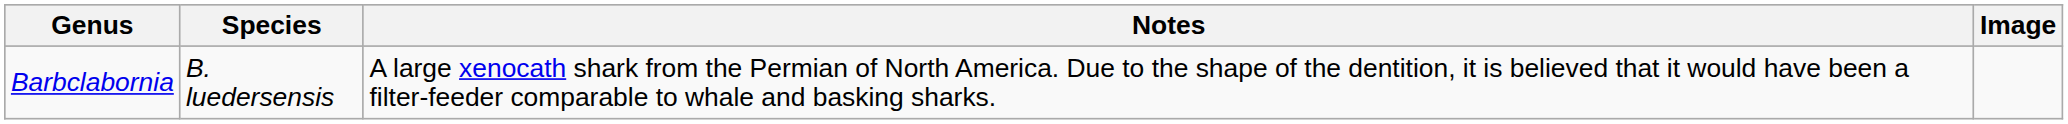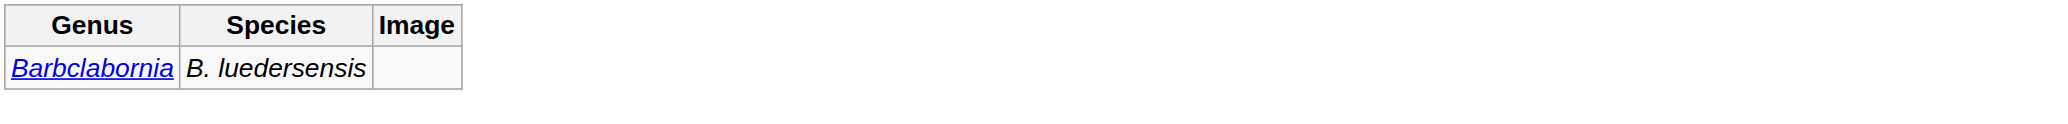- column: (1169, 25)
